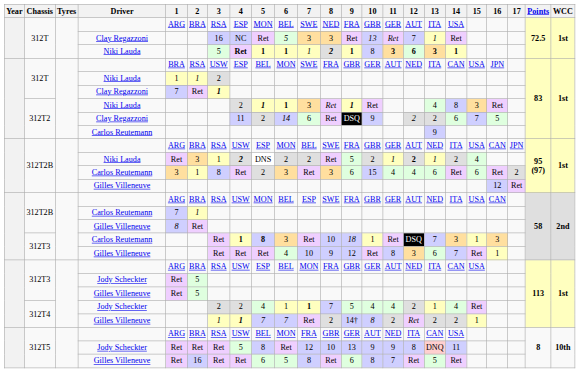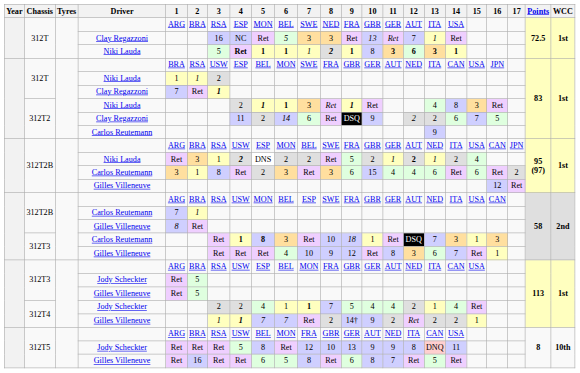(372, 320) 8 -> (372, 320) 9
